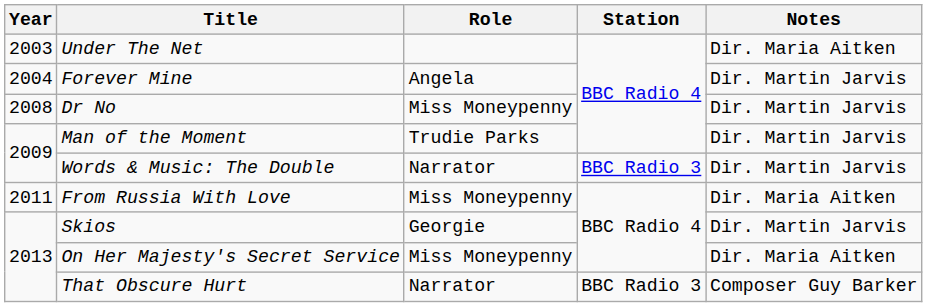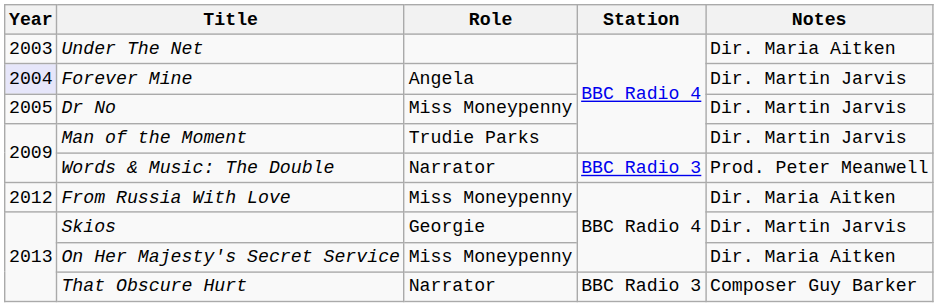(31, 79) no background -> (31, 79) lavender background
(31, 109) 2008 -> (31, 109) 2005
(808, 168) Dir. Martin Jarvis -> (819, 168) Prod. Peter Meanwell
(31, 198) 2011 -> (31, 198) 2012
